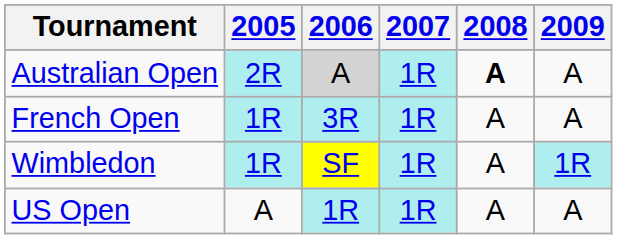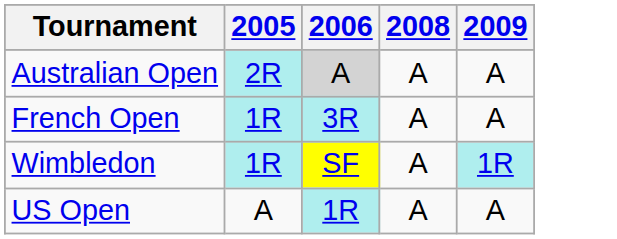- column: (418, 27)
(495, 73) bold -> (418, 73) normal
